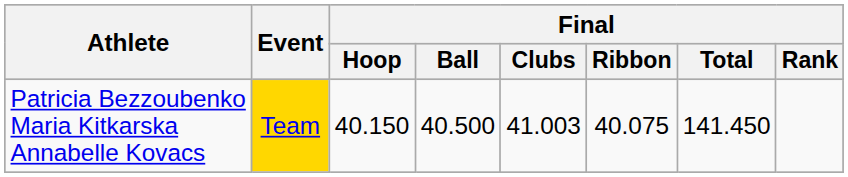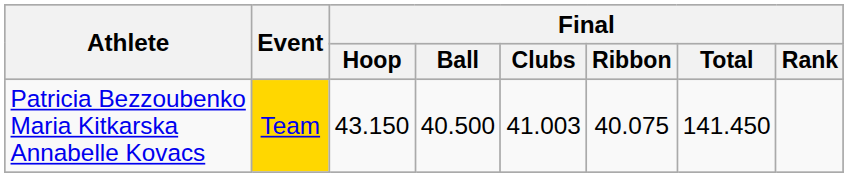(372, 126) 40.150 -> (372, 126) 43.150
